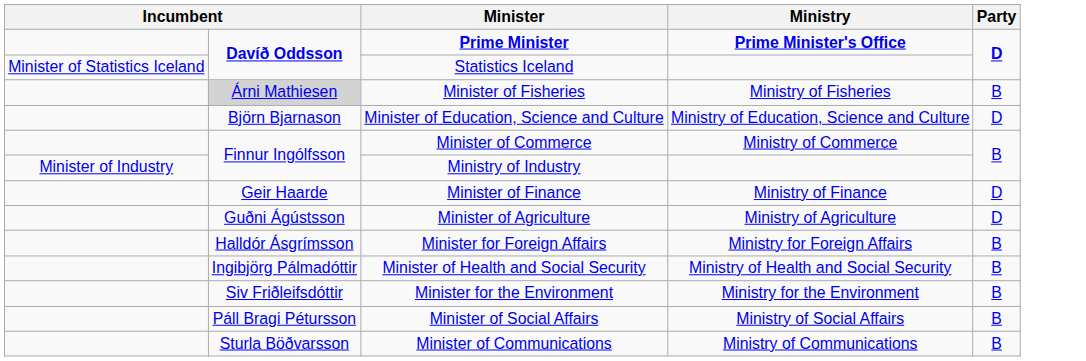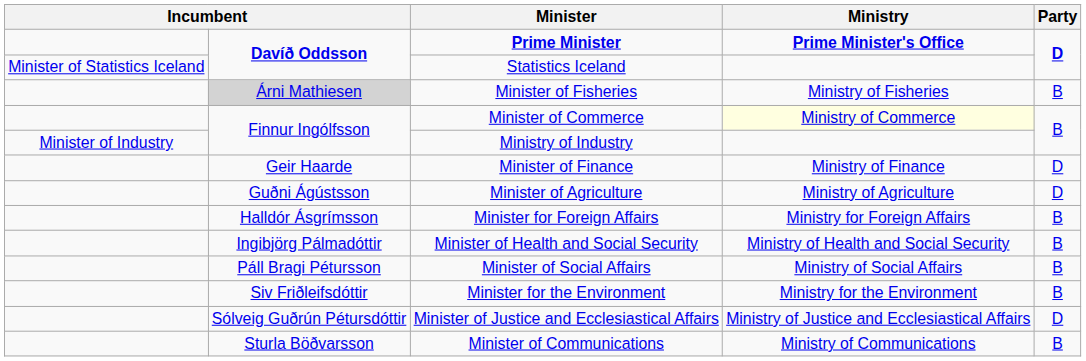- row: (514, 117)
(820, 142) no background -> (878, 117) lightyellow background
rows swapped: (514, 318) <-> (514, 293)
+ row: (566, 318)
